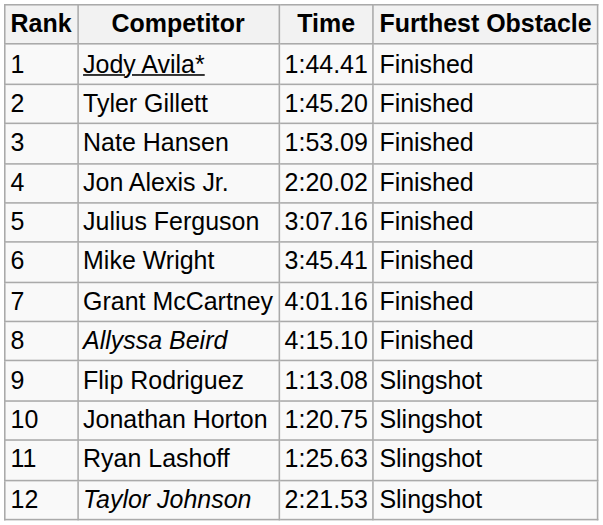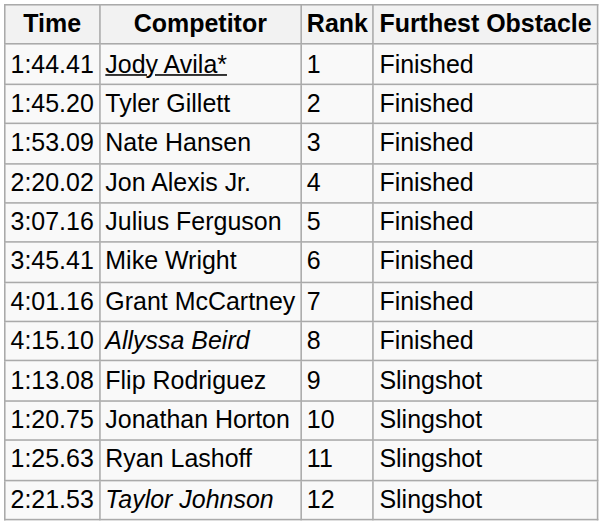columns swapped: (41, 24) <-> (326, 24)
